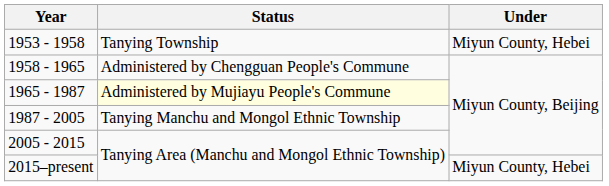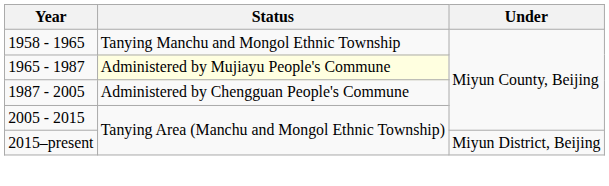- row: (46, 42)
(255, 67) Administered by Chengguan People's Commune -> (251, 42) Tanying Manchu and Mongol Ethnic Township
(251, 117) Tanying Manchu and Mongol Ethnic Township -> (255, 92) Administered by Chengguan People's Commune
(521, 167) Miyun County, Hebei -> (526, 142) Miyun District, Beijing
